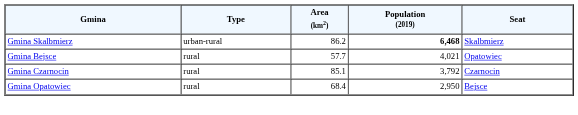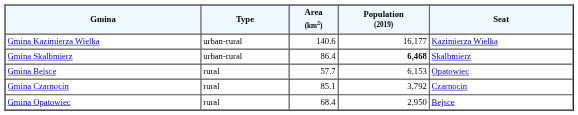+ row: (54, 41)
(338, 41) 86.2 -> (328, 56) 86.4
(450, 56) 4,021 -> (417, 71) 6,153
